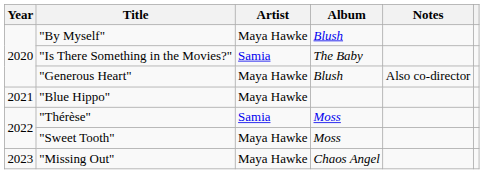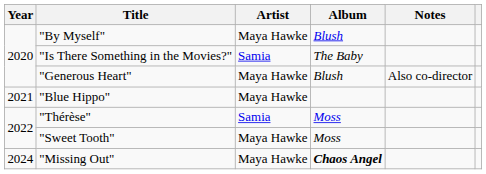(20, 158) 2023 -> (20, 158) 2024
(347, 158) normal -> (348, 158) bold
